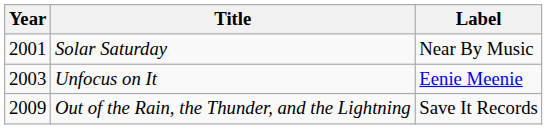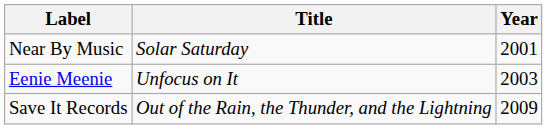columns swapped: (28, 19) <-> (479, 19)
